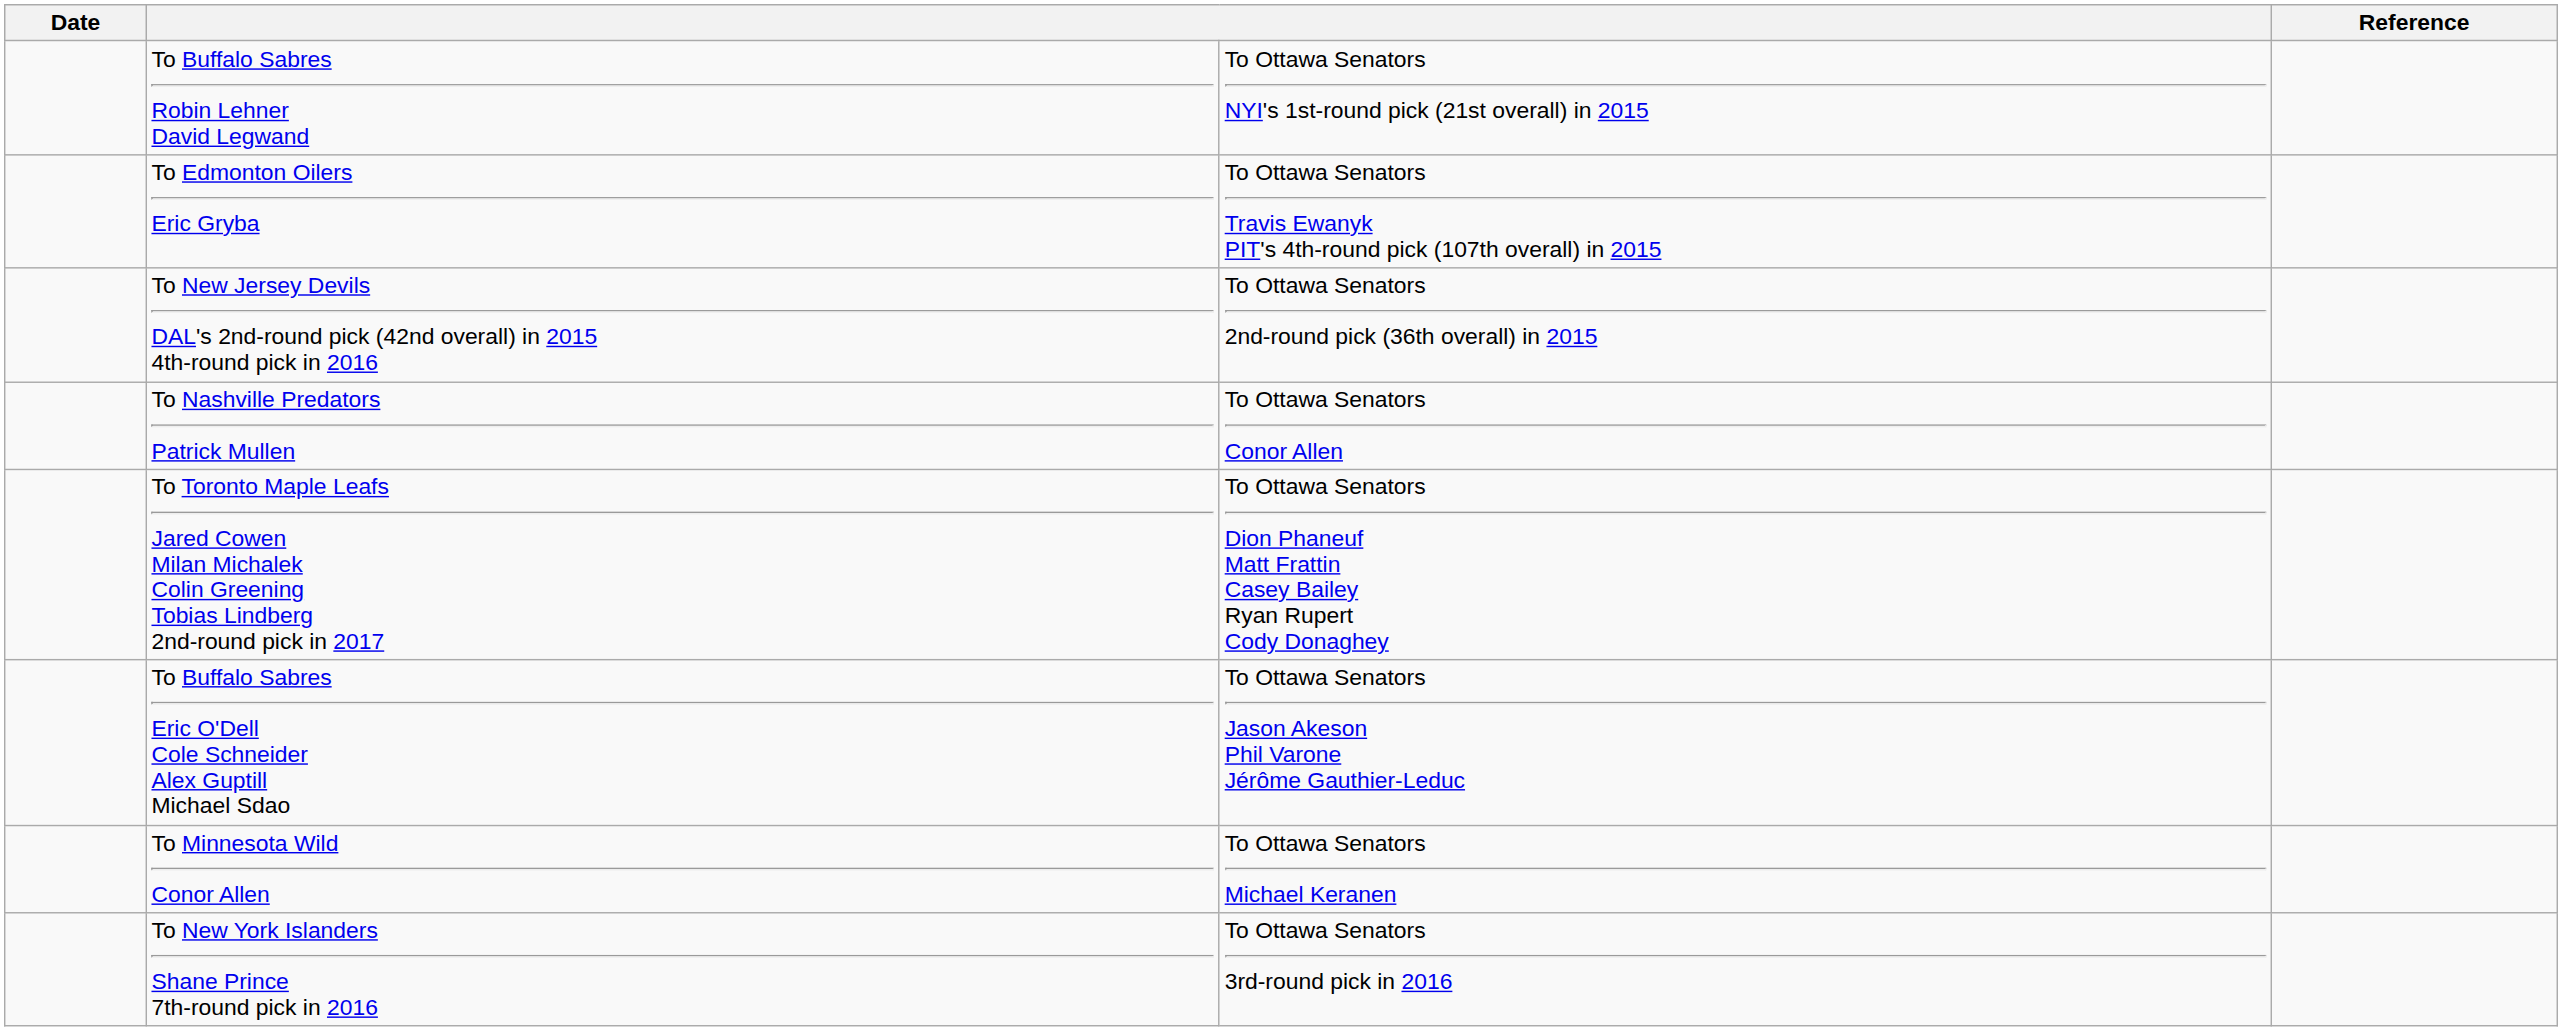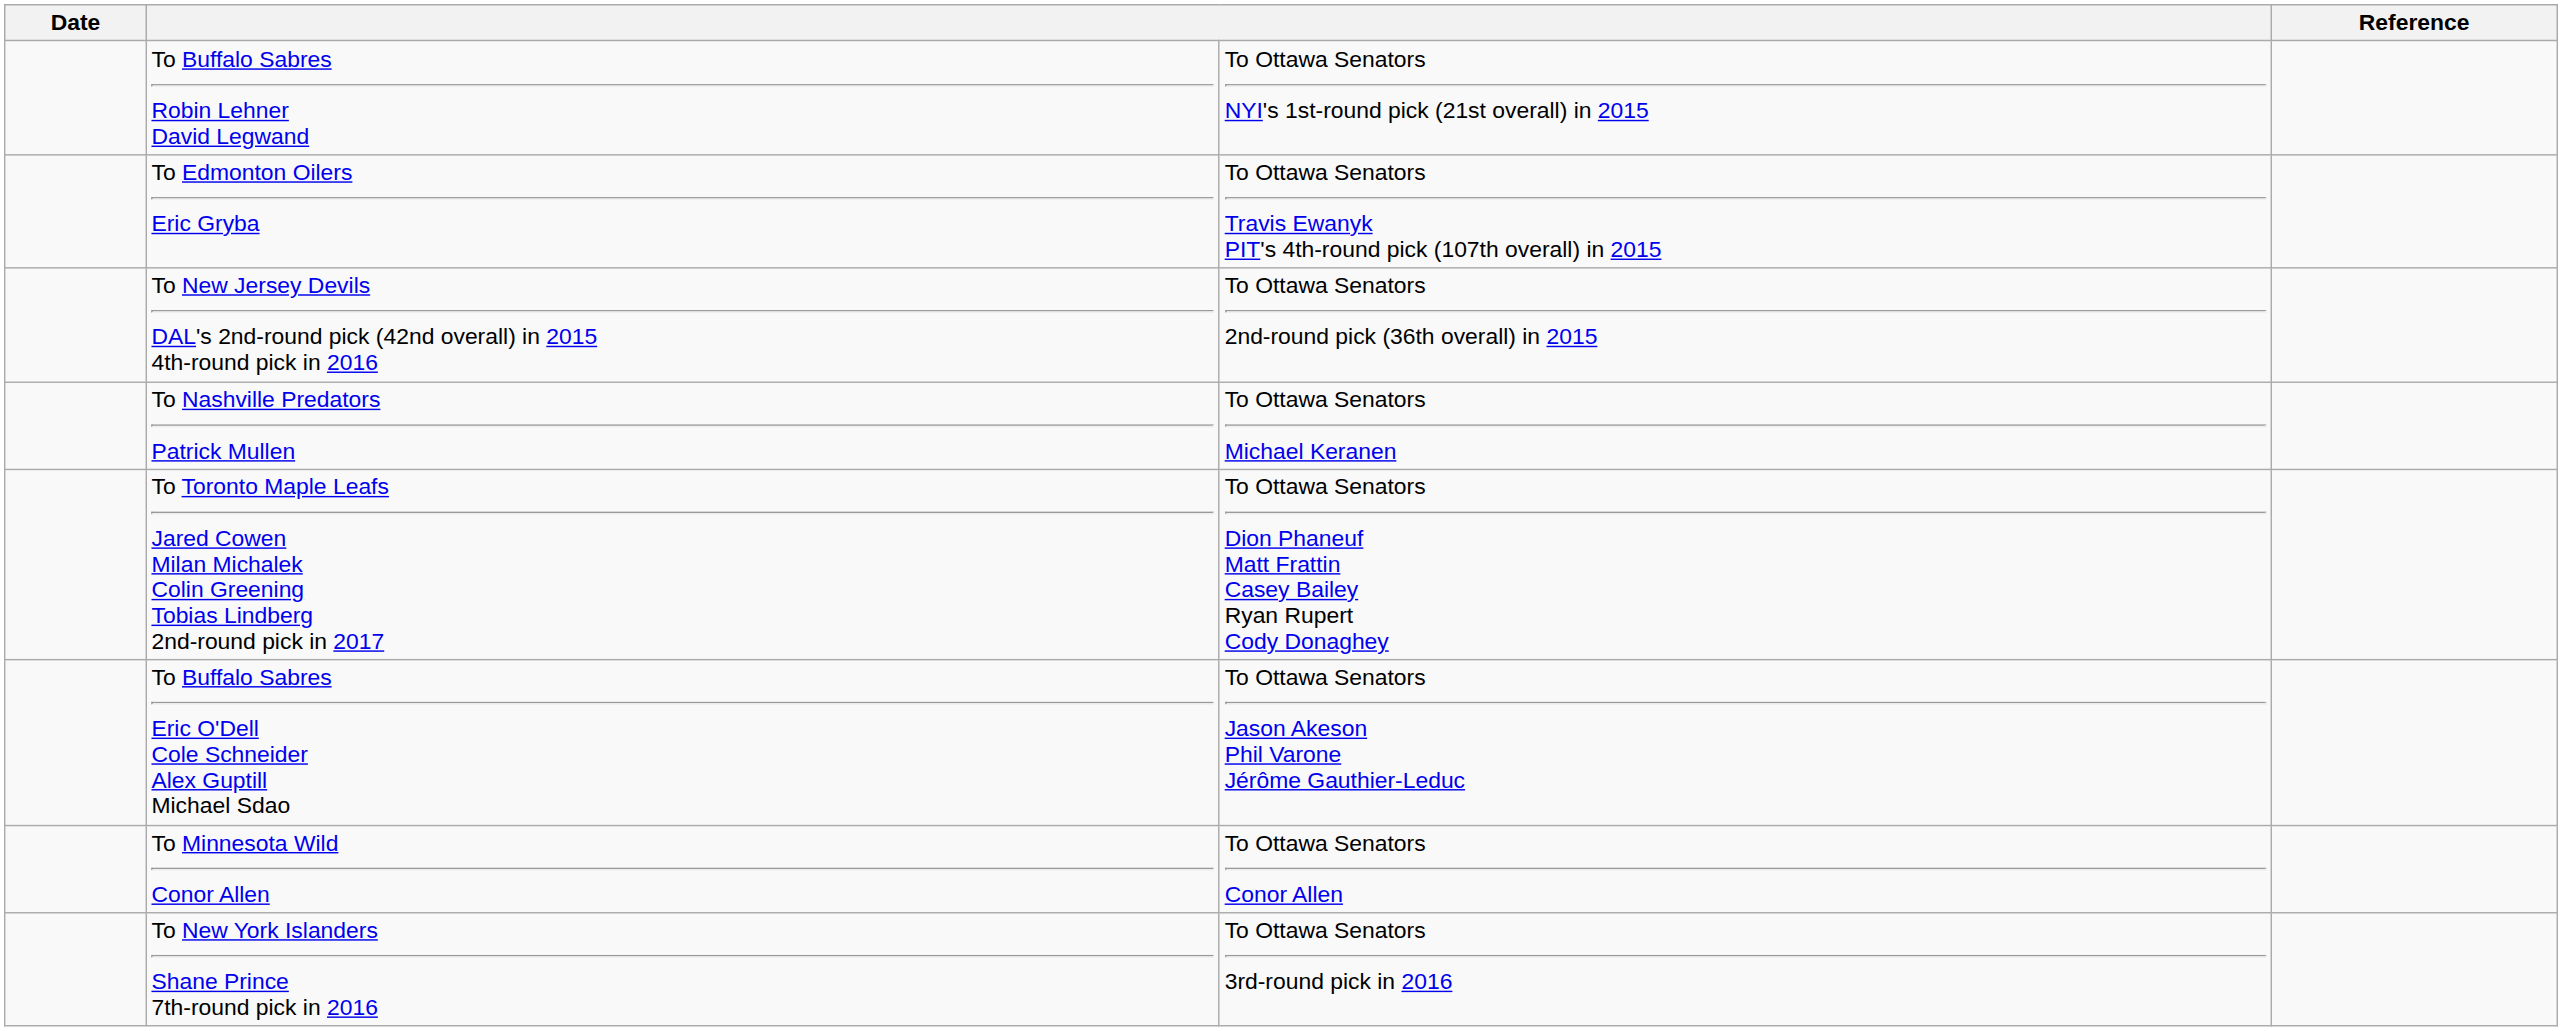(1746, 425) To Ottawa Senators Conor Allen -> (1746, 425) To Ottawa Senators Michael Keranen
(1746, 868) To Ottawa Senators Michael Keranen -> (1746, 868) To Ottawa Senators Conor Allen
